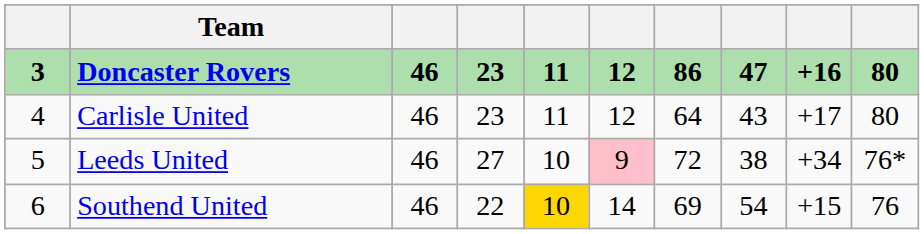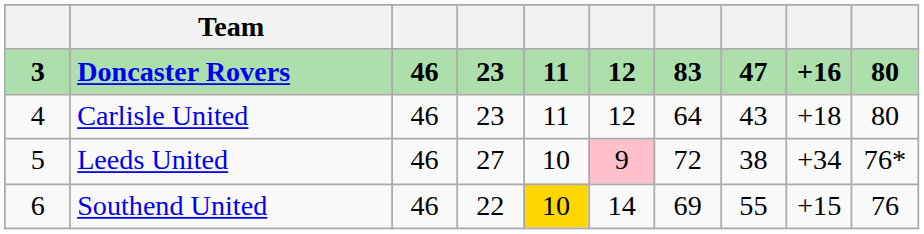(688, 71) 86 -> (688, 71) 83
(819, 116) +17 -> (819, 116) +18
(753, 205) 54 -> (753, 205) 55
